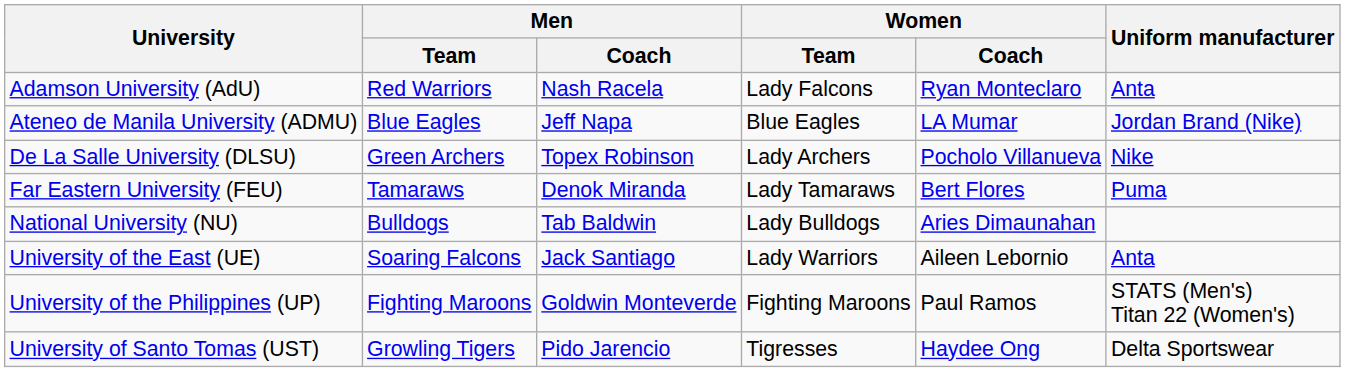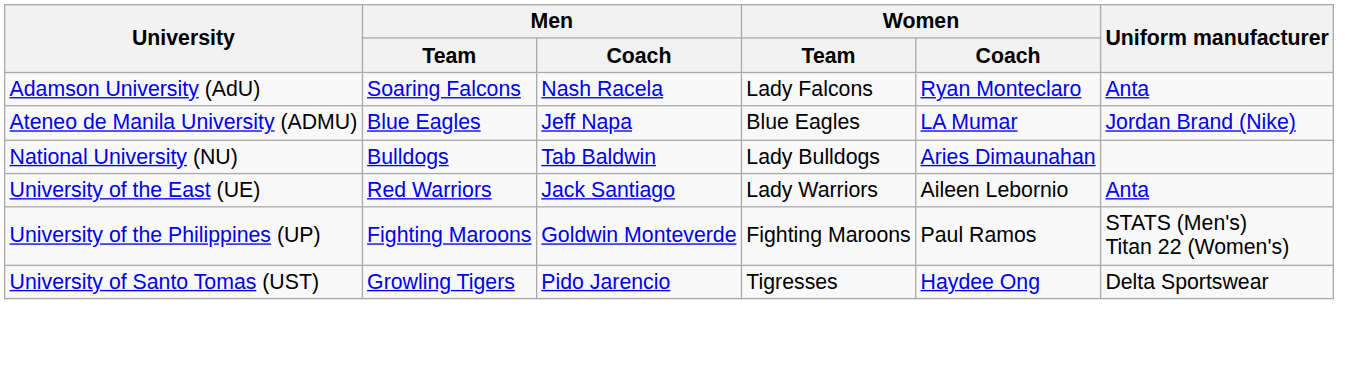(429, 88) Red Warriors -> (444, 88) Soaring Falcons
- row: (153, 156)
- row: (146, 190)
(444, 257) Soaring Falcons -> (429, 190) Red Warriors
